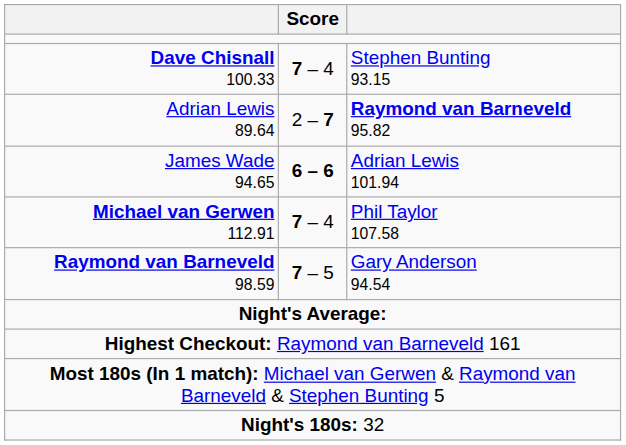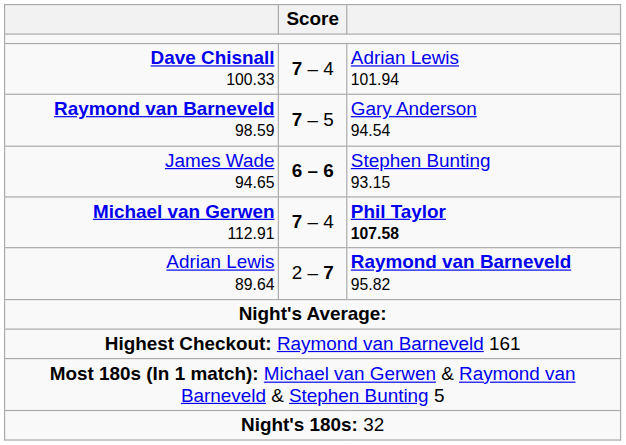(421, 68) Stephen Bunting 93.15 -> (405, 68) Adrian Lewis 101.94
rows swapped: (164, 273) <-> (220, 119)
(405, 171) Adrian Lewis 101.94 -> (421, 171) Stephen Bunting 93.15
(394, 222) normal -> (398, 222) bold
